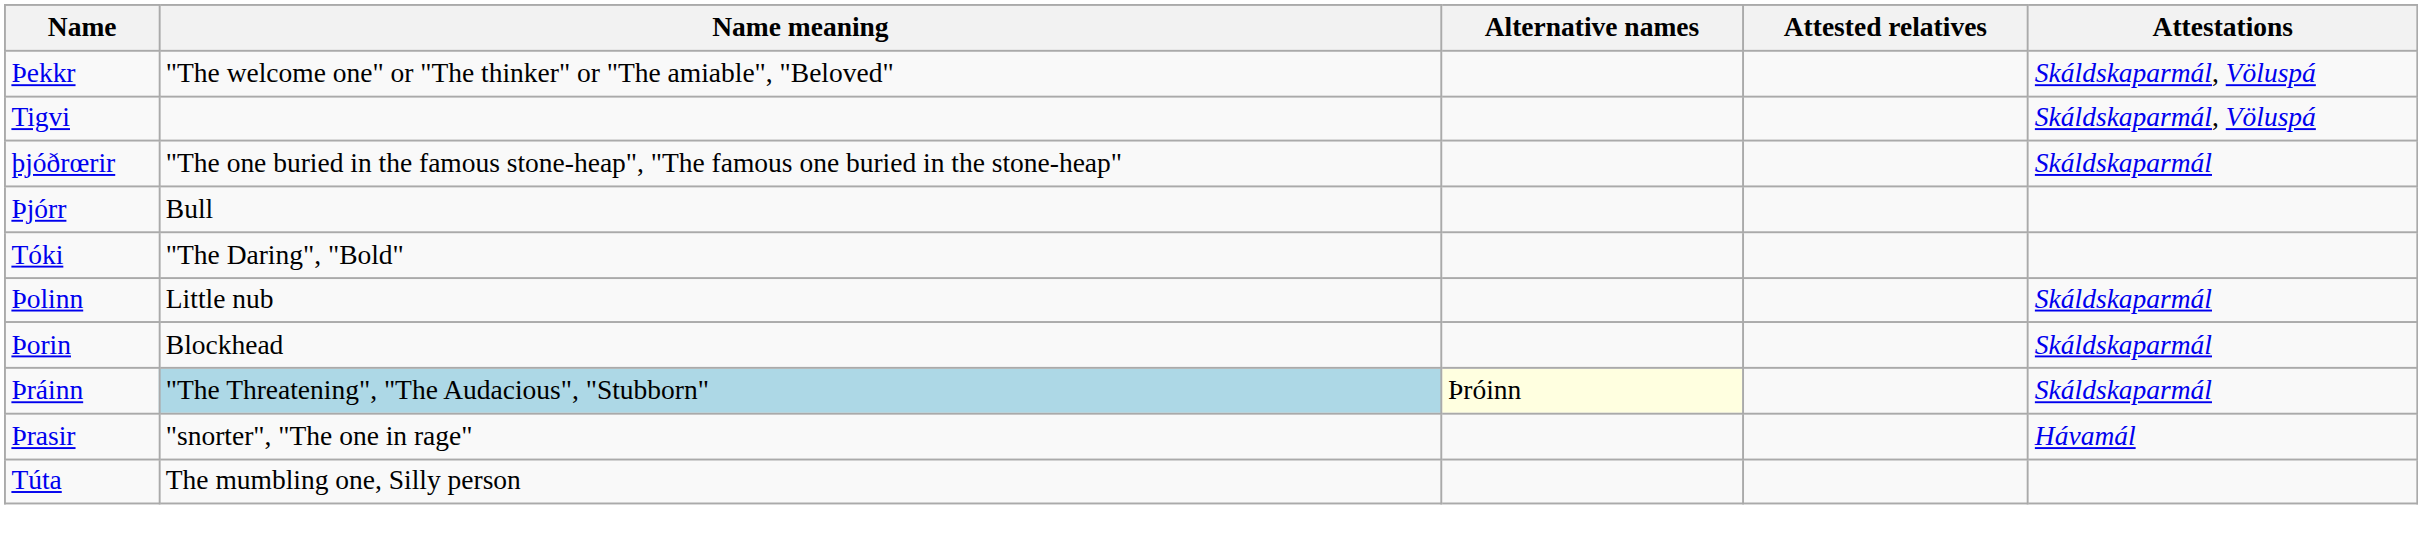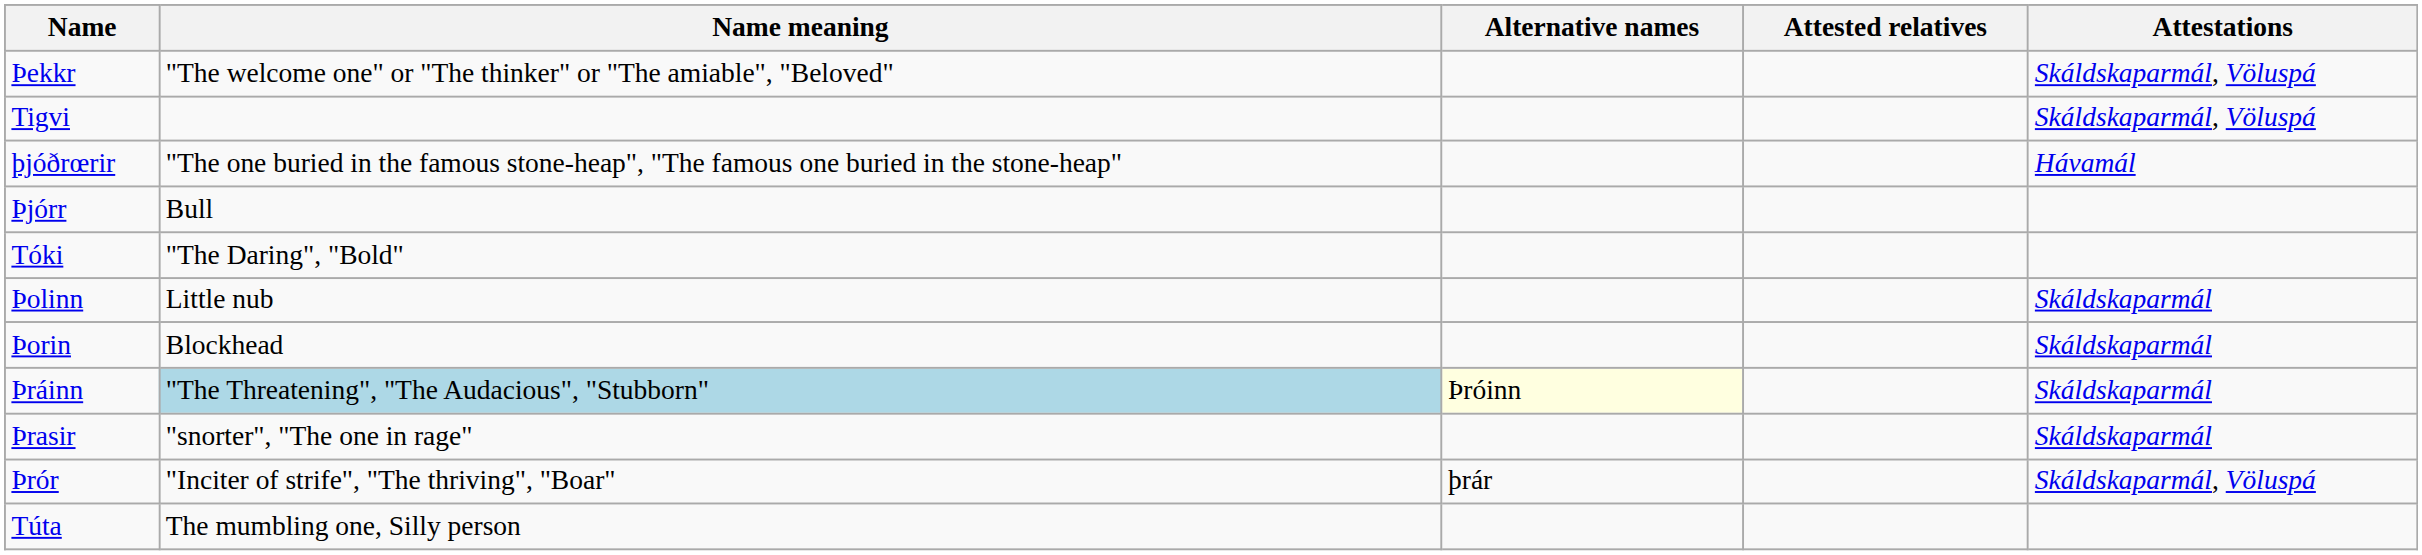(2123, 163) Skáldskaparmál -> (2085, 163) Hávamál
(2085, 435) Hávamál -> (2123, 435) Skáldskaparmál
+ row: (35, 481)
